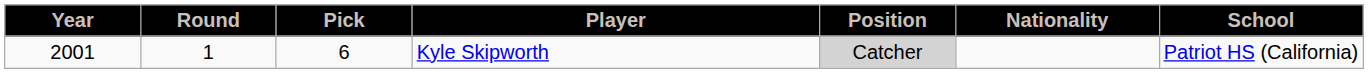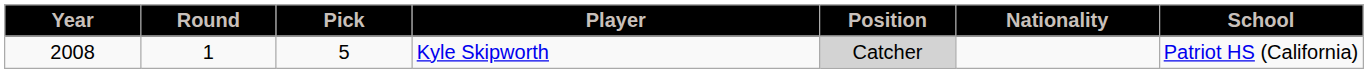(73, 52) 2001 -> (73, 52) 2008
(344, 52) 6 -> (344, 52) 5
